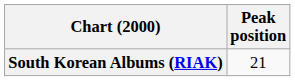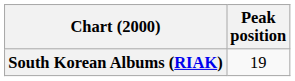(258, 62) 21 -> (258, 62) 19
